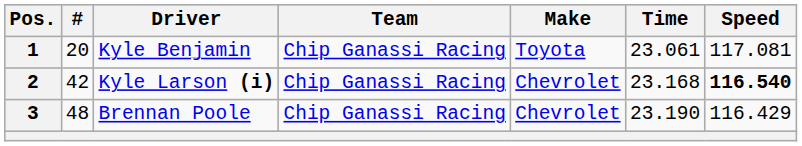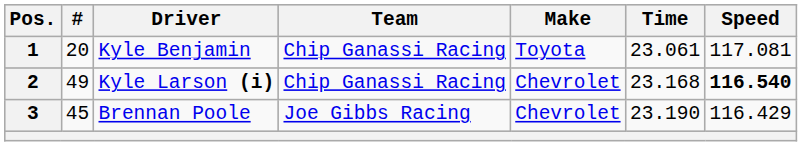(77, 84) 42 -> (77, 84) 49
(77, 115) 48 -> (77, 115) 45
(395, 115) Chip Ganassi Racing -> (377, 115) Joe Gibbs Racing
